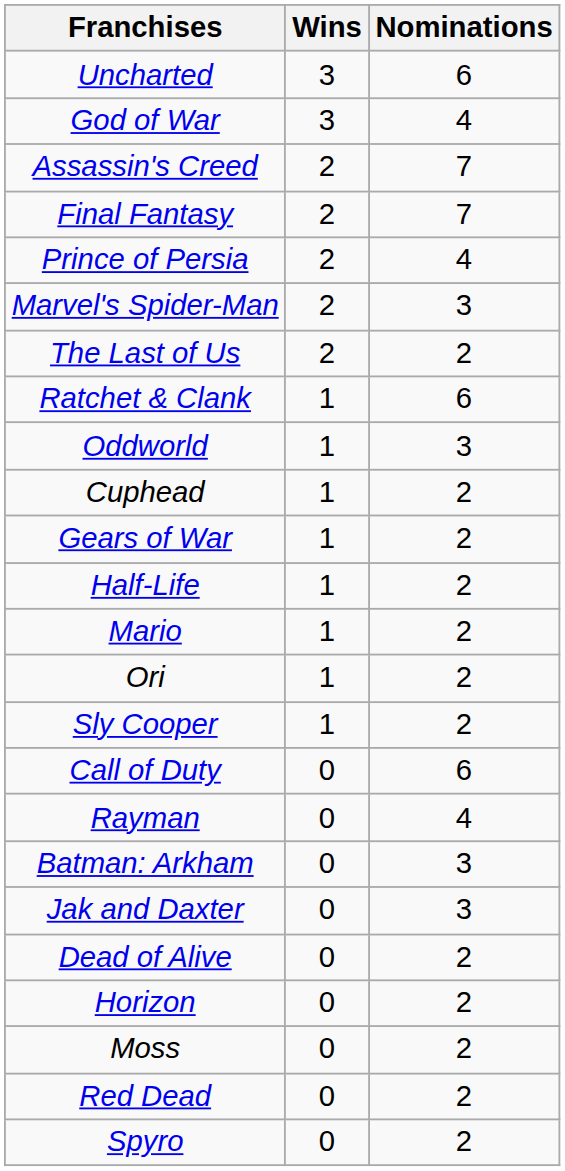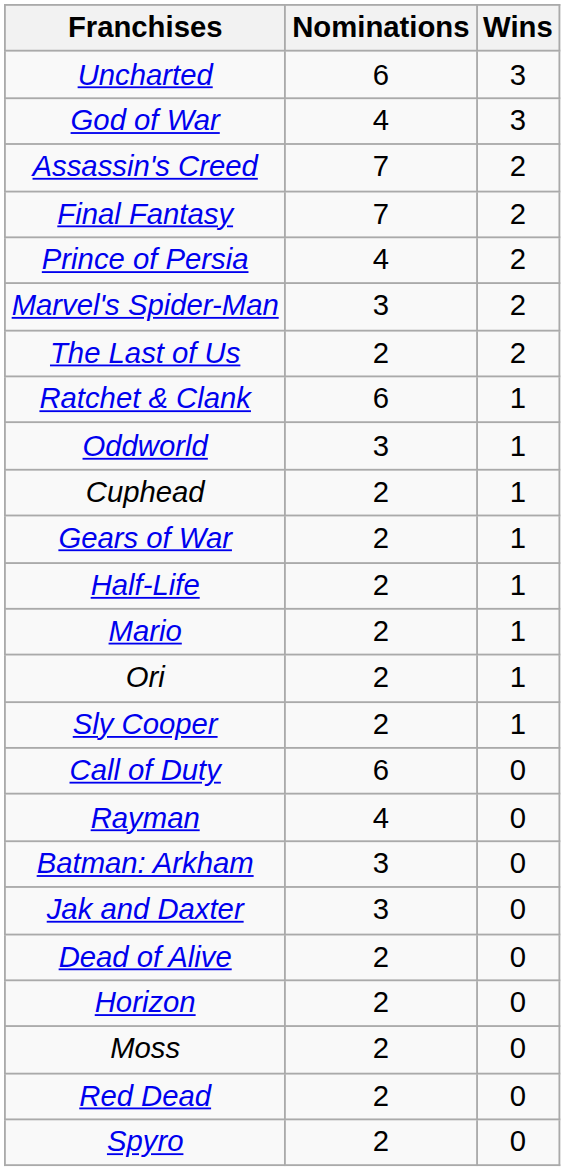columns swapped: (464, 27) <-> (327, 27)
